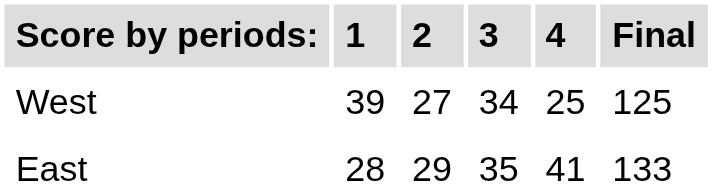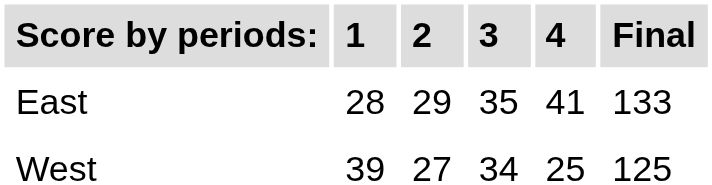rows swapped: (56, 102) <-> (52, 169)
